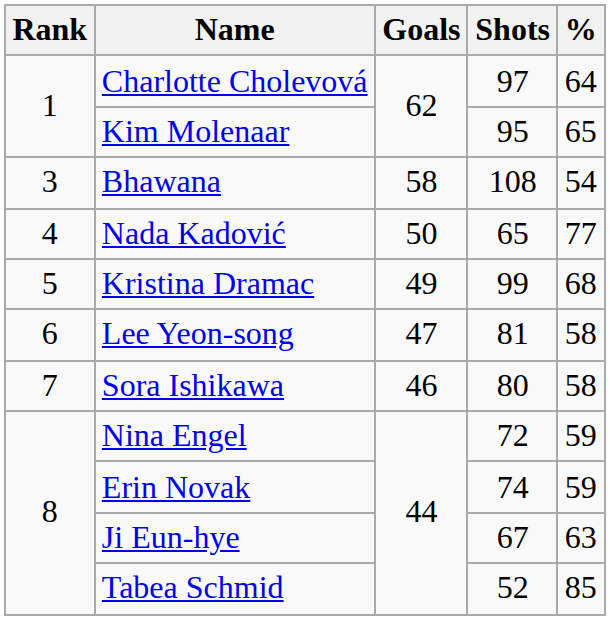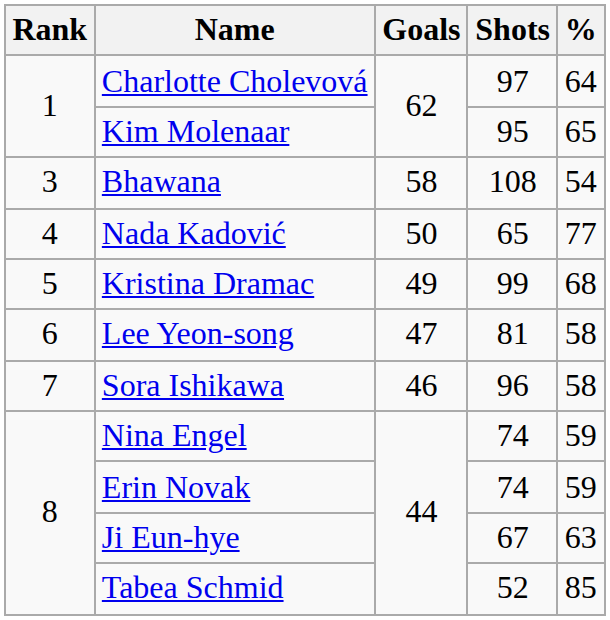(513, 385) 80 -> (513, 385) 96
(513, 435) 72 -> (513, 435) 74
